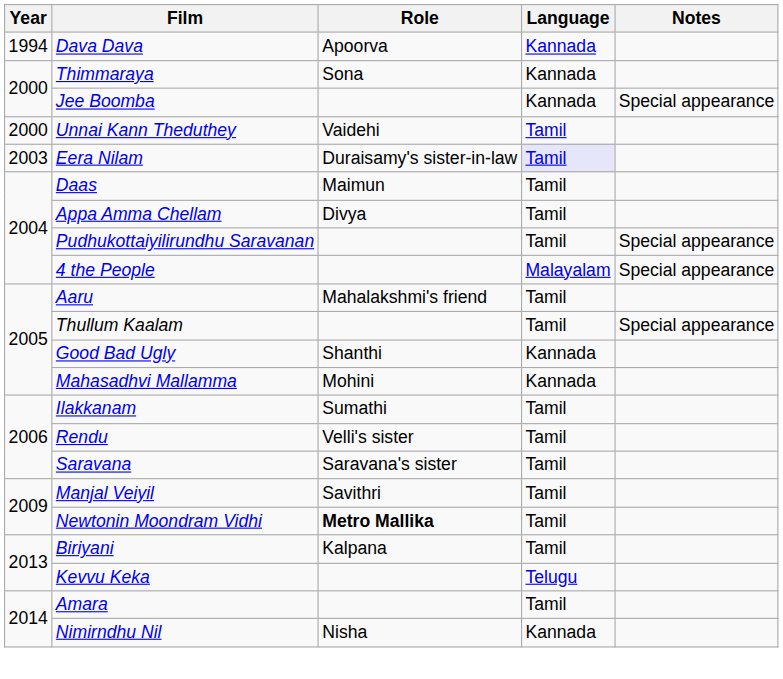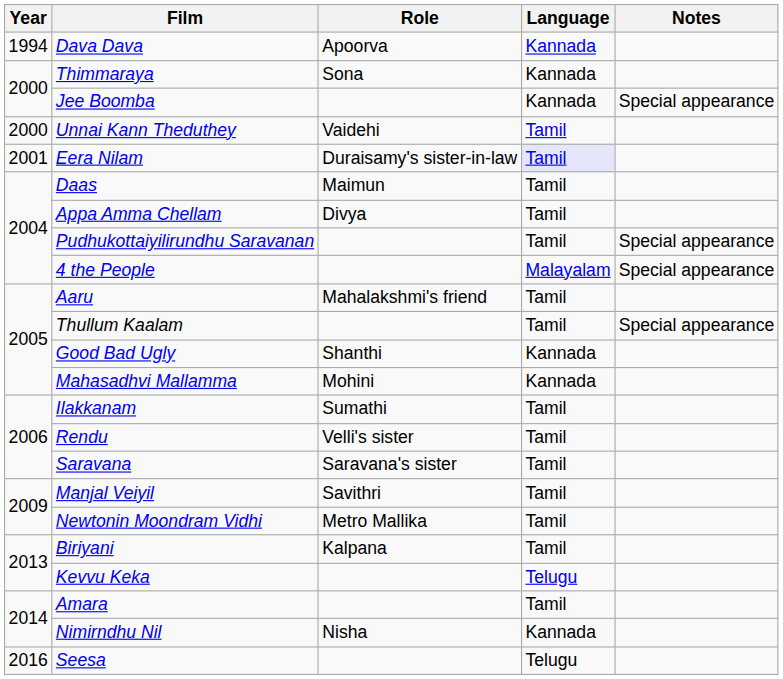(28, 158) 2003 -> (28, 158) 2001
(378, 520) bold -> (375, 520) normal
+ row: (81, 660)
